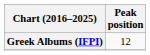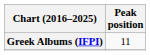(126, 41) 12 -> (126, 41) 11
